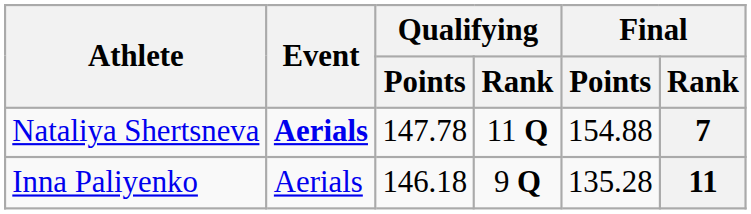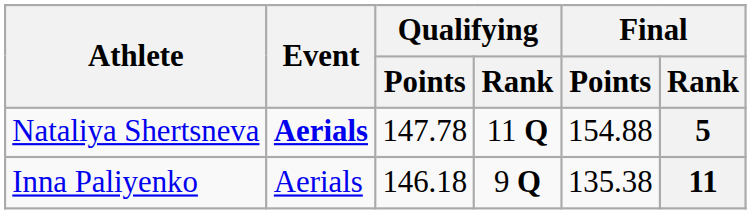(703, 131) 7 -> (703, 131) 5
(610, 182) 135.28 -> (610, 182) 135.38
